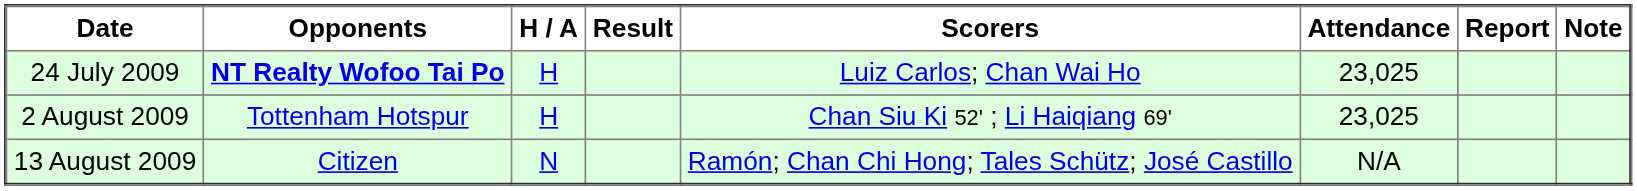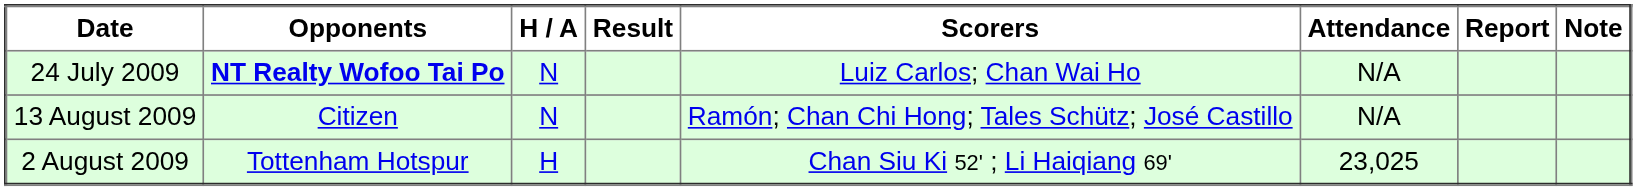(549, 72) H -> (549, 72) N
(1379, 72) 23,025 -> (1379, 72) N/A
rows swapped: (105, 116) <-> (105, 161)
